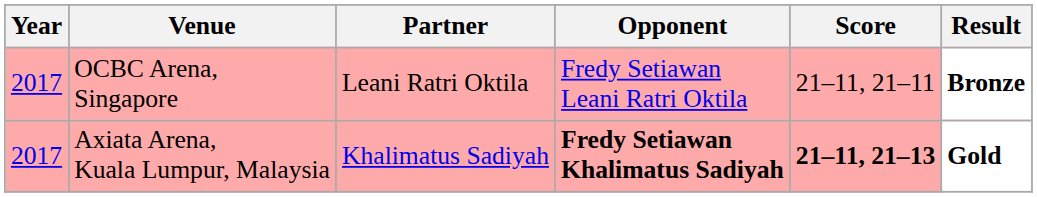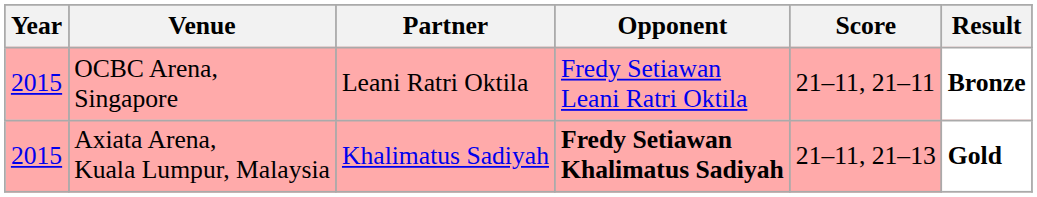(37, 83) 2017 -> (37, 83) 2015
(37, 155) 2017 -> (37, 155) 2015
(866, 155) bold -> (866, 155) normal
